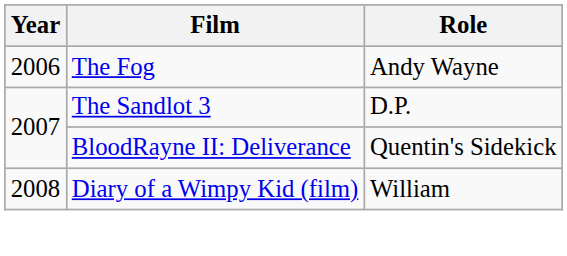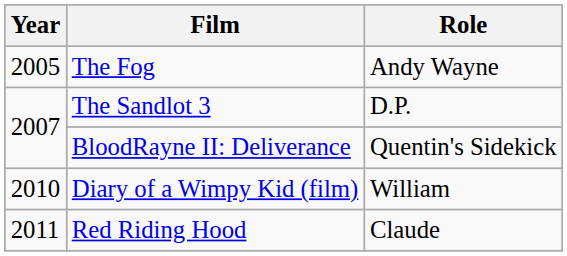(35, 66) 2006 -> (35, 66) 2005
(35, 188) 2008 -> (35, 188) 2010
+ row: (159, 229)
